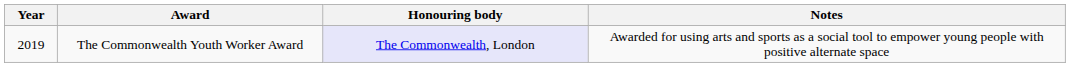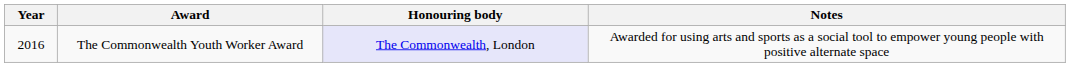(31, 44) 2019 -> (31, 44) 2016
